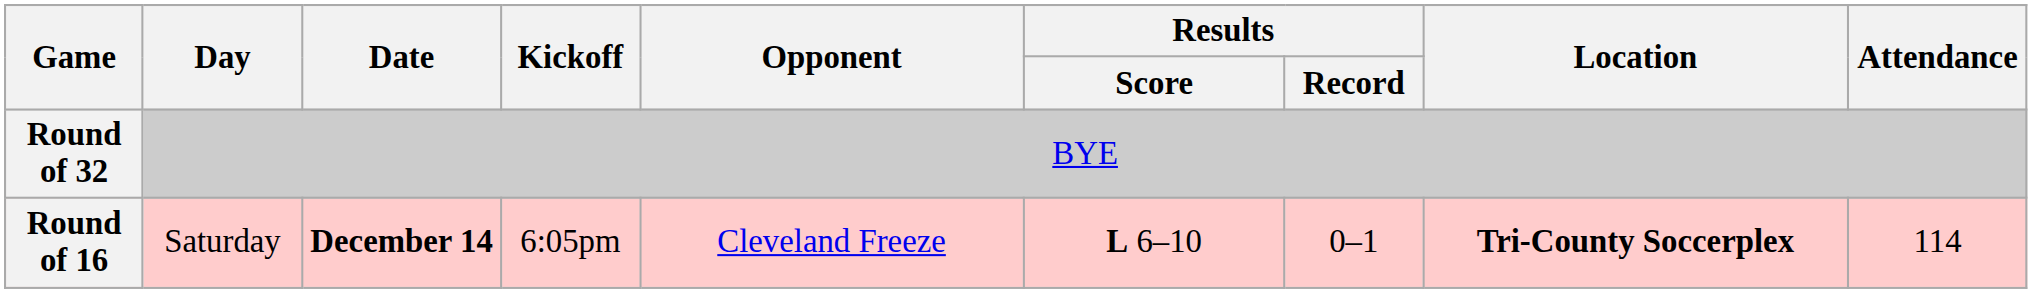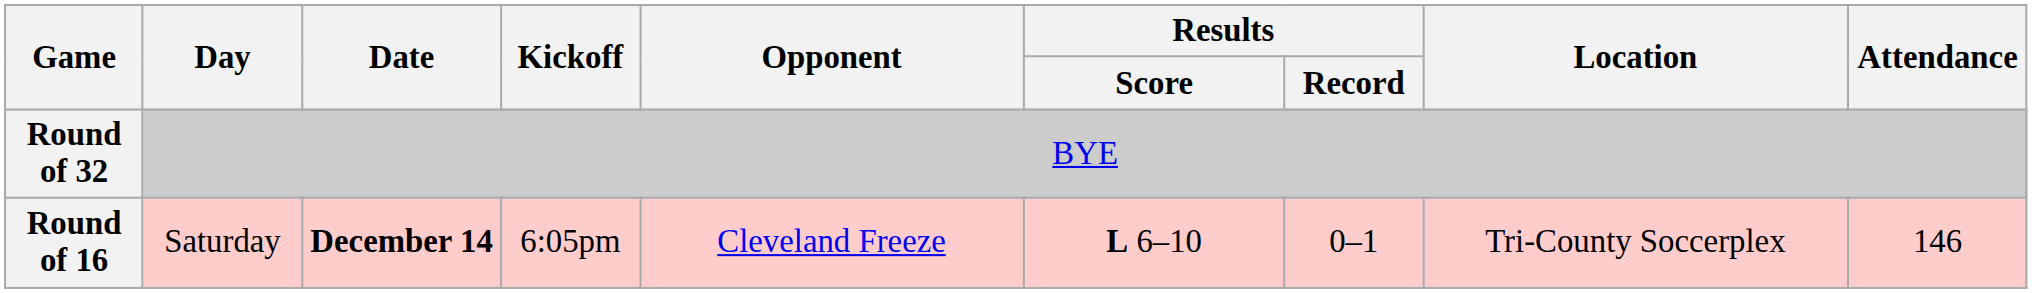(1635, 241) bold -> (1635, 241) normal
(1938, 241) 114 -> (1938, 241) 146
